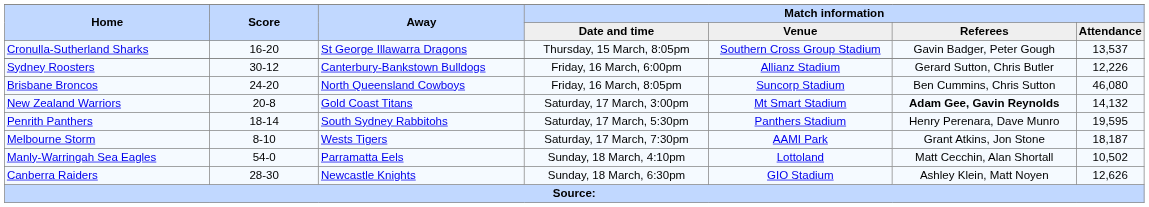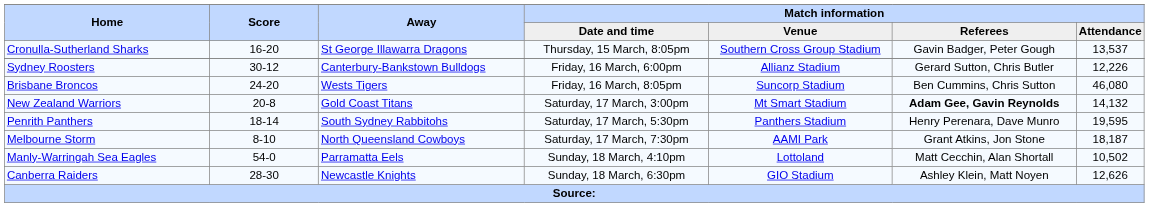(393, 85) North Queensland Cowboys -> (354, 85) Wests Tigers
(354, 139) Wests Tigers -> (393, 139) North Queensland Cowboys
